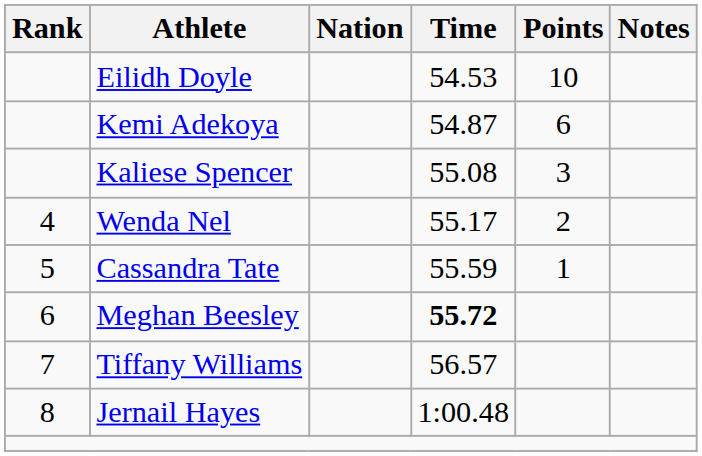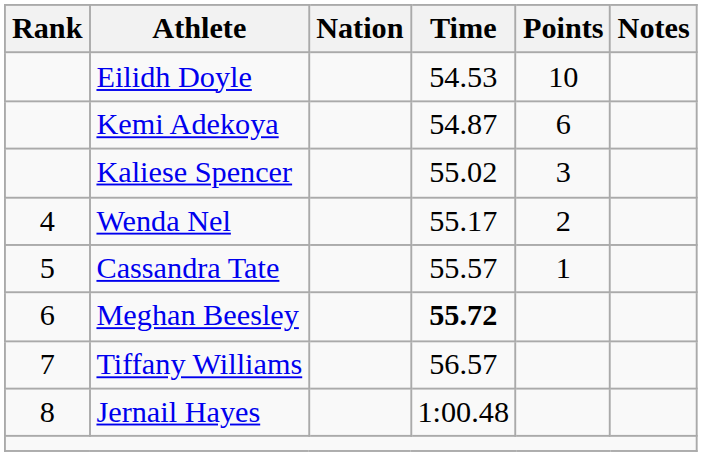(463, 172) 55.08 -> (463, 172) 55.02
(463, 268) 55.59 -> (463, 268) 55.57
